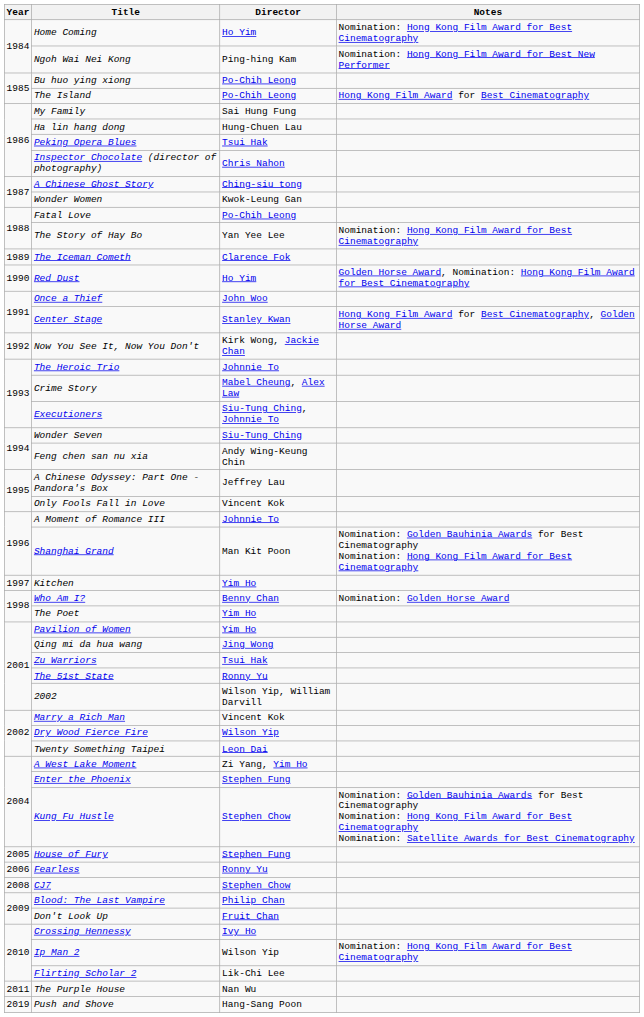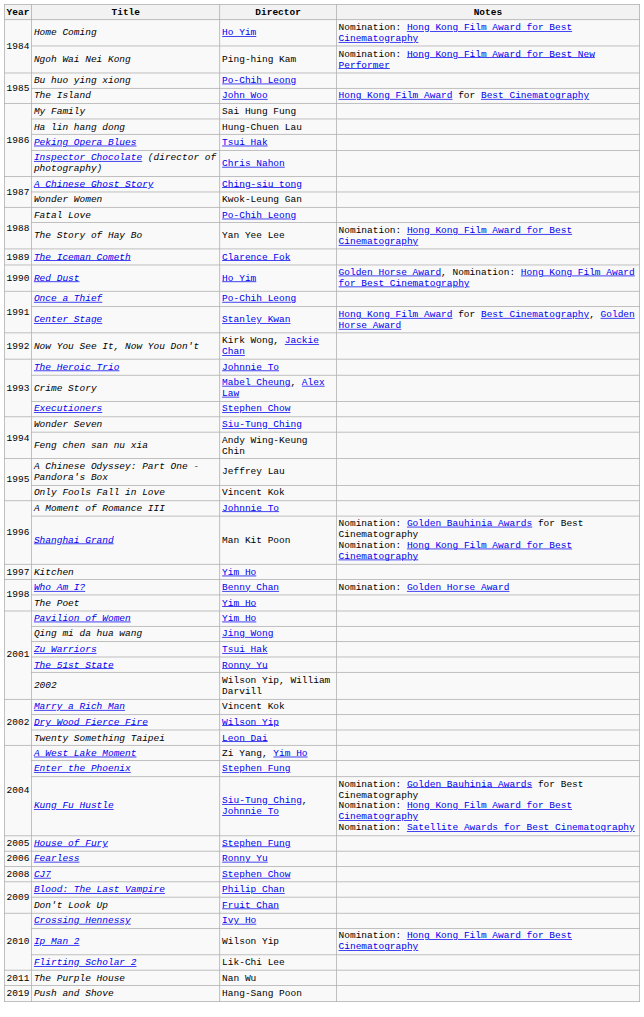(259, 96) Po-Chih Leong -> (245, 96) John Woo
(245, 299) John Woo -> (259, 299) Po-Chih Leong
(265, 415) Siu-Tung Ching, Johnnie To -> (256, 409) Stephen Chow
(256, 817) Stephen Chow -> (265, 806) Siu-Tung Ching, Johnnie To
